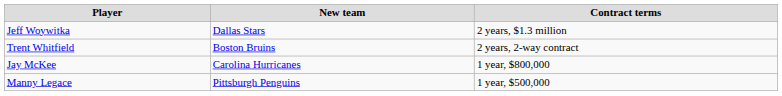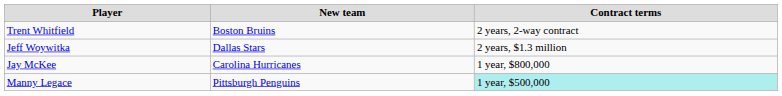rows swapped: (38, 30) <-> (41, 47)
(513, 82) no background -> (513, 82) paleturquoise background
